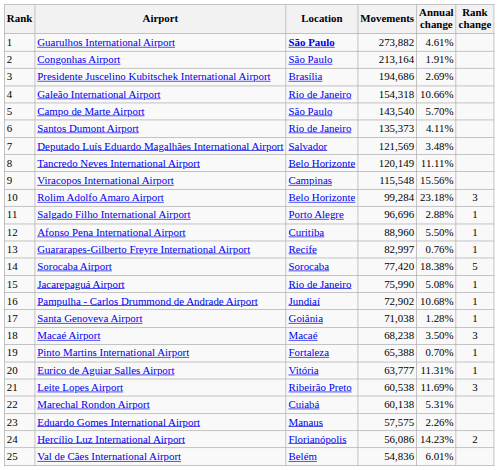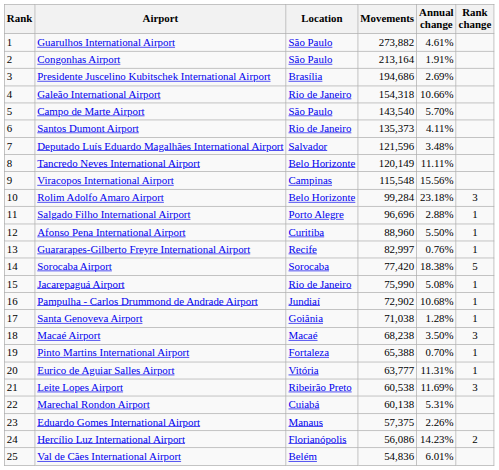(312, 42) bold -> (310, 42) normal
(396, 146) 121,569 -> (396, 146) 121,596
(399, 422) 57,575 -> (399, 422) 57,375
